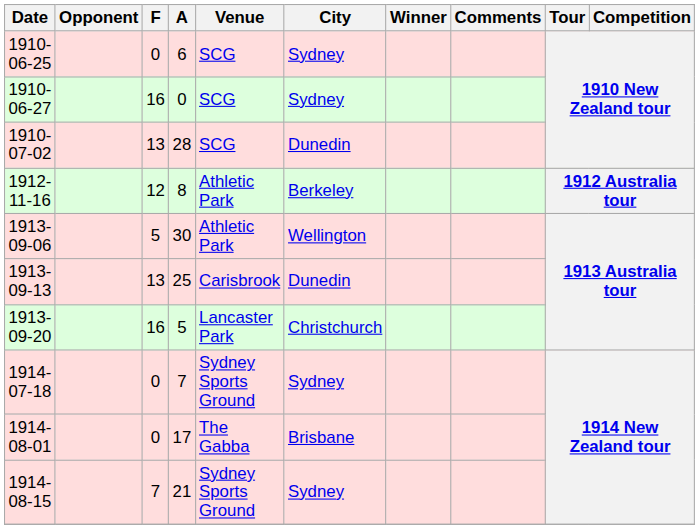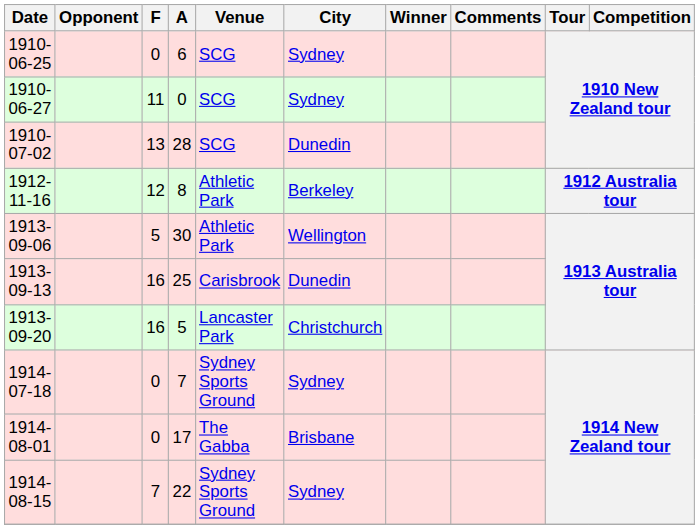(156, 99) 16 -> (156, 99) 11
(156, 281) 13 -> (156, 281) 16
(182, 492) 21 -> (182, 492) 22
